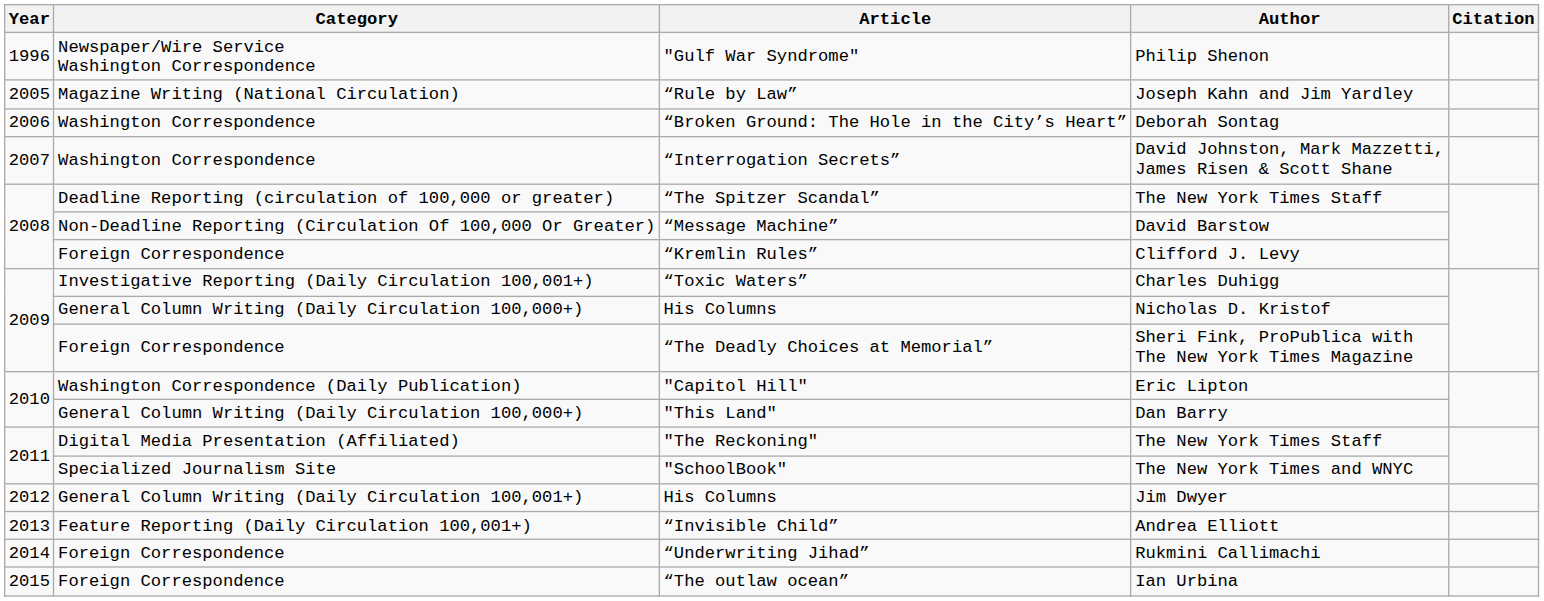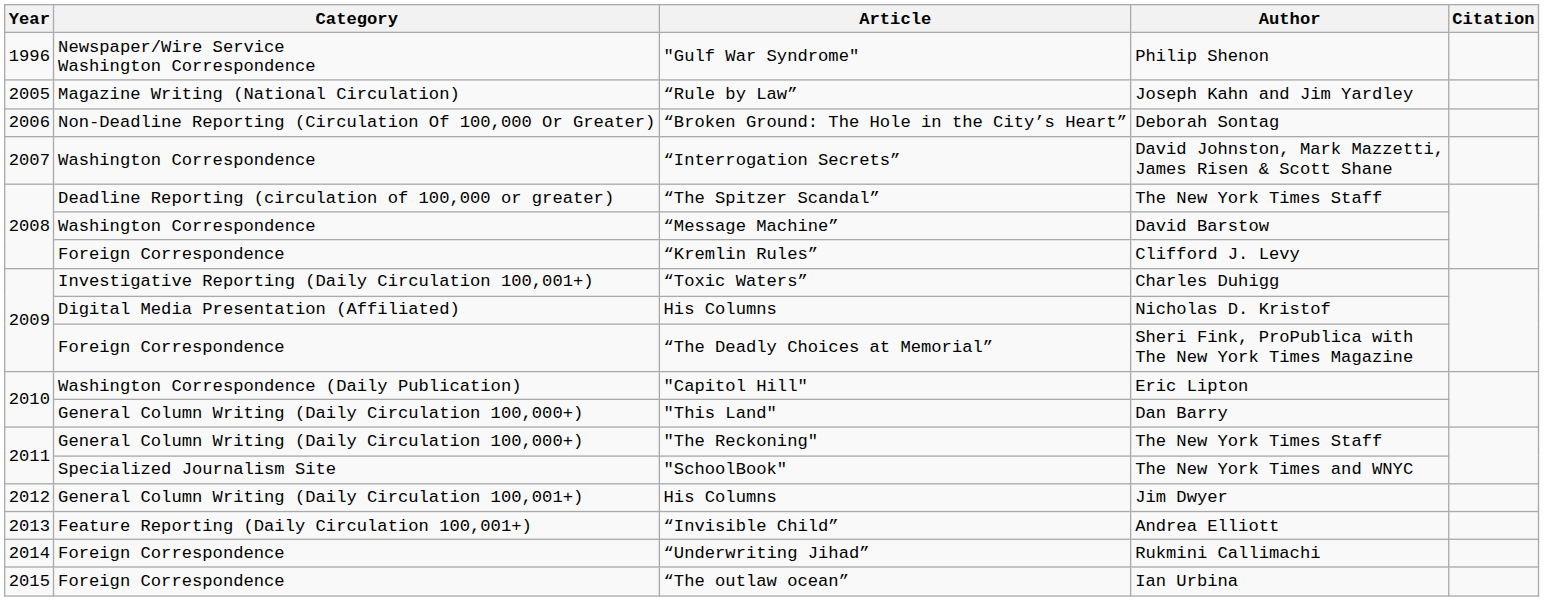(187, 122) Washington Correspondence -> (357, 122) Non-Deadline Reporting (Circulation Of 100,000 Or Greater)
(357, 226) Non-Deadline Reporting (Circulation Of 100,000 Or Greater) -> (187, 226) Washington Correspondence
(321, 310) General Column Writing (Daily Circulation 100,000+) -> (259, 310) Digital Media Presentation (Affiliated)
(259, 442) Digital Media Presentation (Affiliated) -> (321, 442) General Column Writing (Daily Circulation 100,000+)
